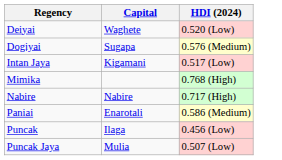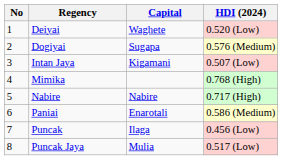+ column: (17, 12)
(208, 63) 0.517 (Low) -> (233, 63) 0.507 (Low)
(208, 146) 0.507 (Low) -> (233, 146) 0.517 (Low)
